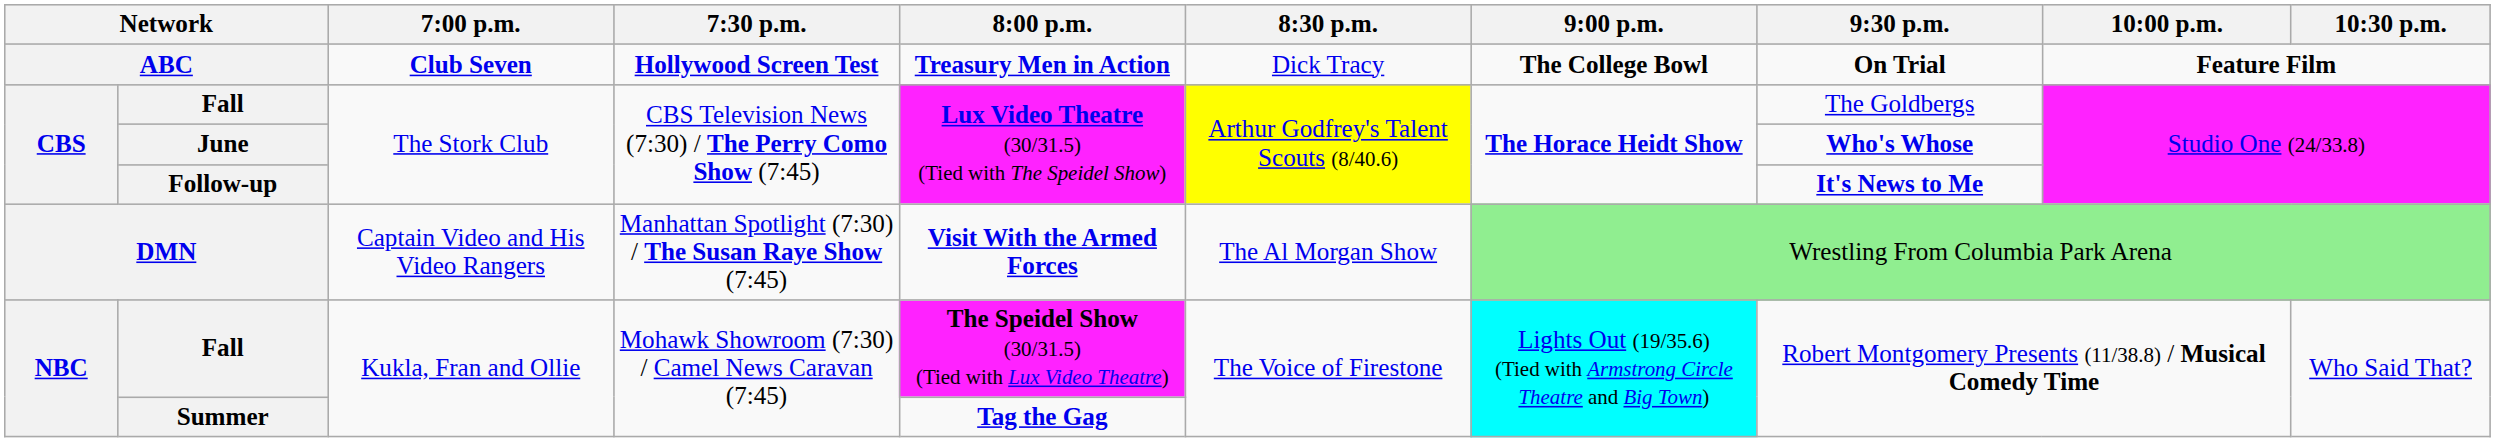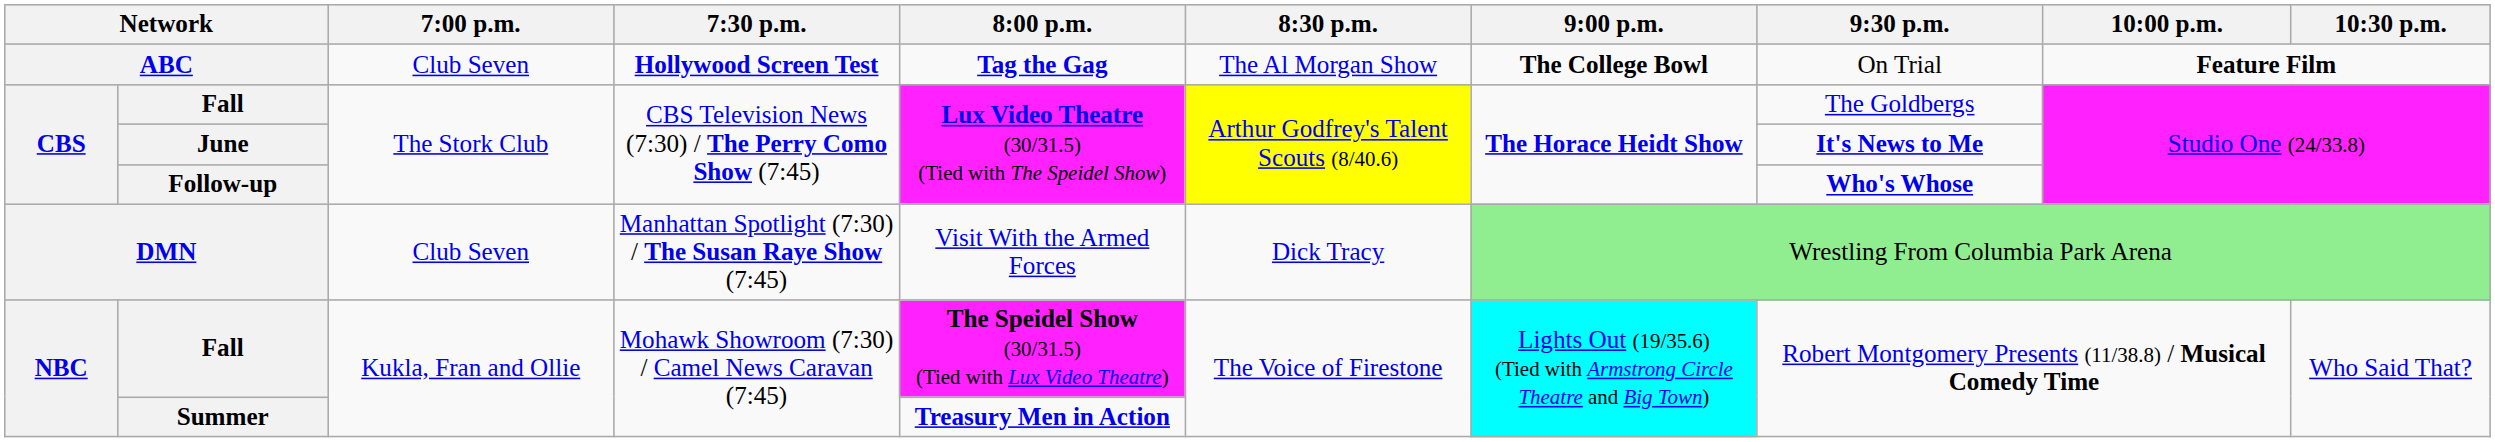(471, 64) bold -> (471, 64) normal
(1042, 64) Treasury Men in Action -> (1042, 64) Tag the Gag
(1328, 64) Dick Tracy -> (1328, 64) The Al Morgan Show
(1900, 64) bold -> (1900, 64) normal
(1900, 143) Who's Whose -> (1900, 143) It's News to Me
(1900, 183) It's News to Me -> (1900, 183) Who's Whose
(471, 251) Captain Video and His Video Rangers -> (471, 251) Club Seven
(1042, 251) bold -> (1042, 251) normal
(1328, 251) The Al Morgan Show -> (1328, 251) Dick Tracy
(1042, 416) Tag the Gag -> (1042, 416) Treasury Men in Action
